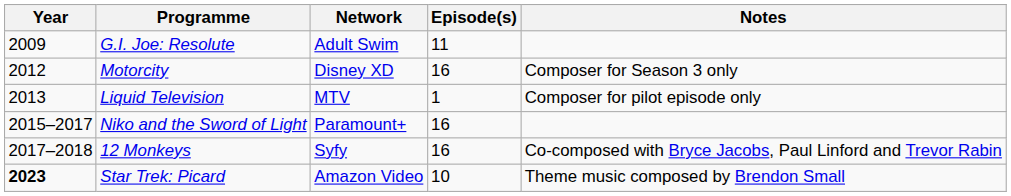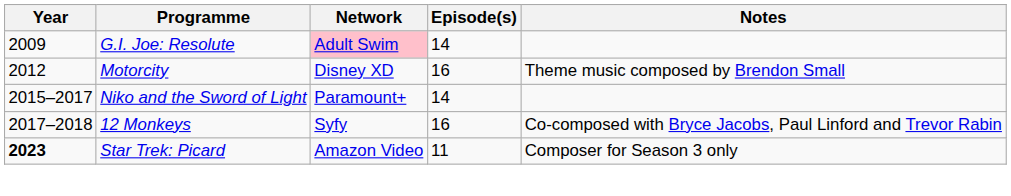(356, 44) no background -> (356, 44) pink background
(440, 44) 11 -> (440, 44) 14
(631, 71) Composer for Season 3 only -> (685, 71) Theme music composed by Brendon Small
- row: (162, 97)
(440, 124) 16 -> (440, 97) 14
(440, 177) 10 -> (440, 151) 11
(685, 177) Theme music composed by Brendon Small -> (631, 151) Composer for Season 3 only
